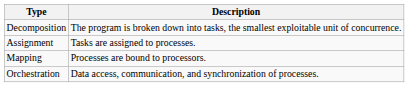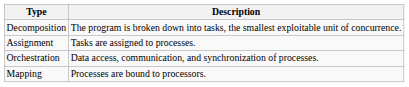rows swapped: (33, 74) <-> (24, 58)
